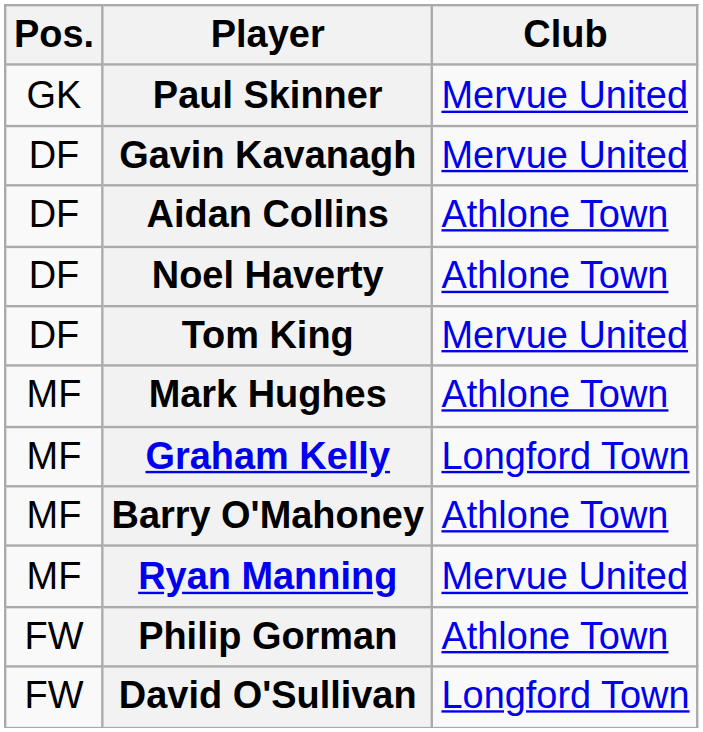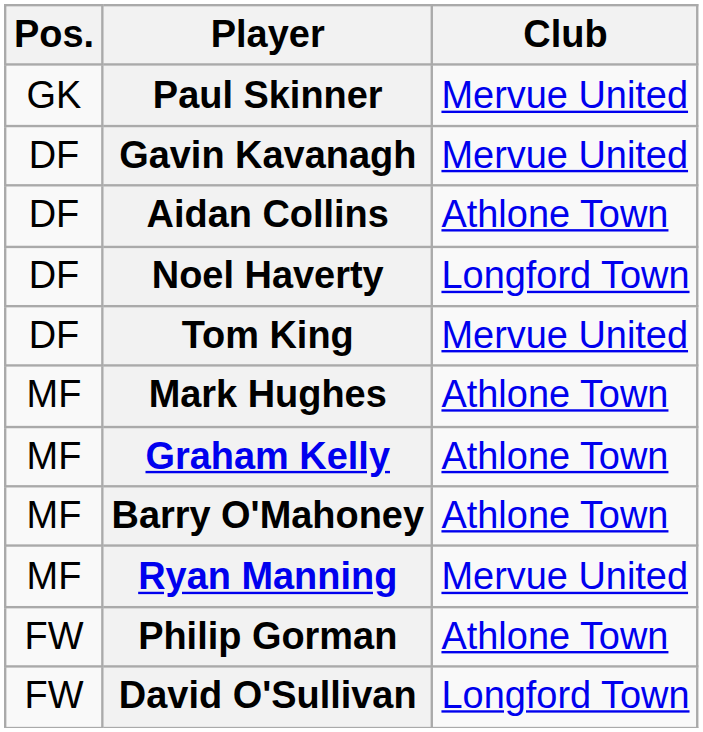(555, 275) Athlone Town -> (565, 275) Longford Town
(565, 455) Longford Town -> (555, 455) Athlone Town
